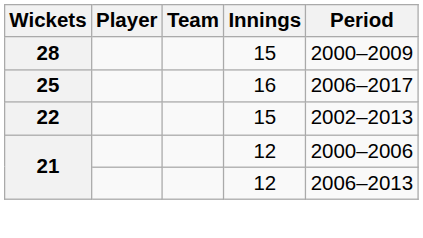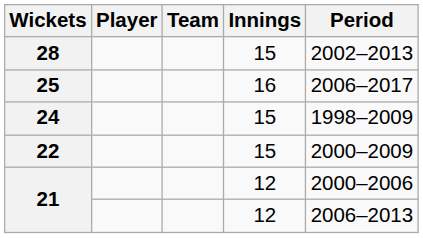(362, 53) 2000–2009 -> (362, 53) 2002–2013
+ row: (48, 118)
(362, 118) 2002–2013 -> (362, 150) 2000–2009
